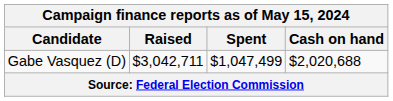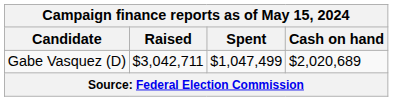(325, 61) $2,020,688 -> (325, 61) $2,020,689
